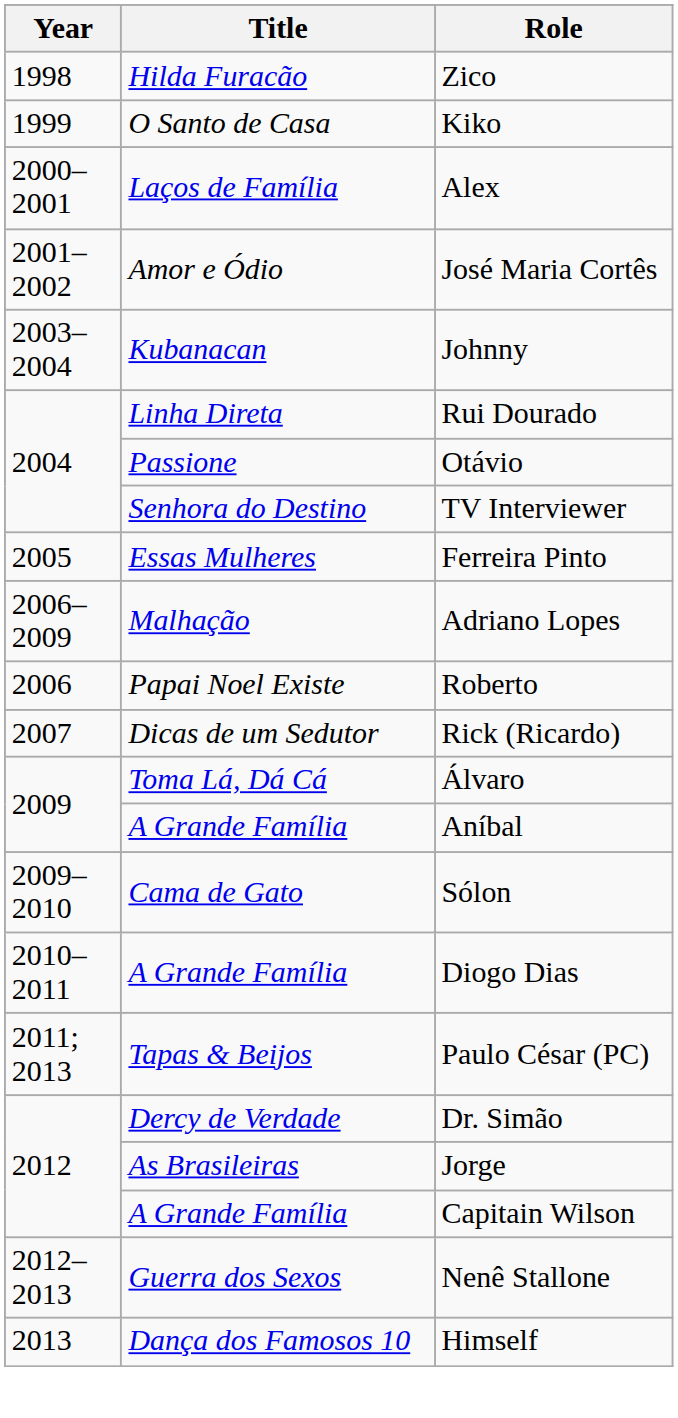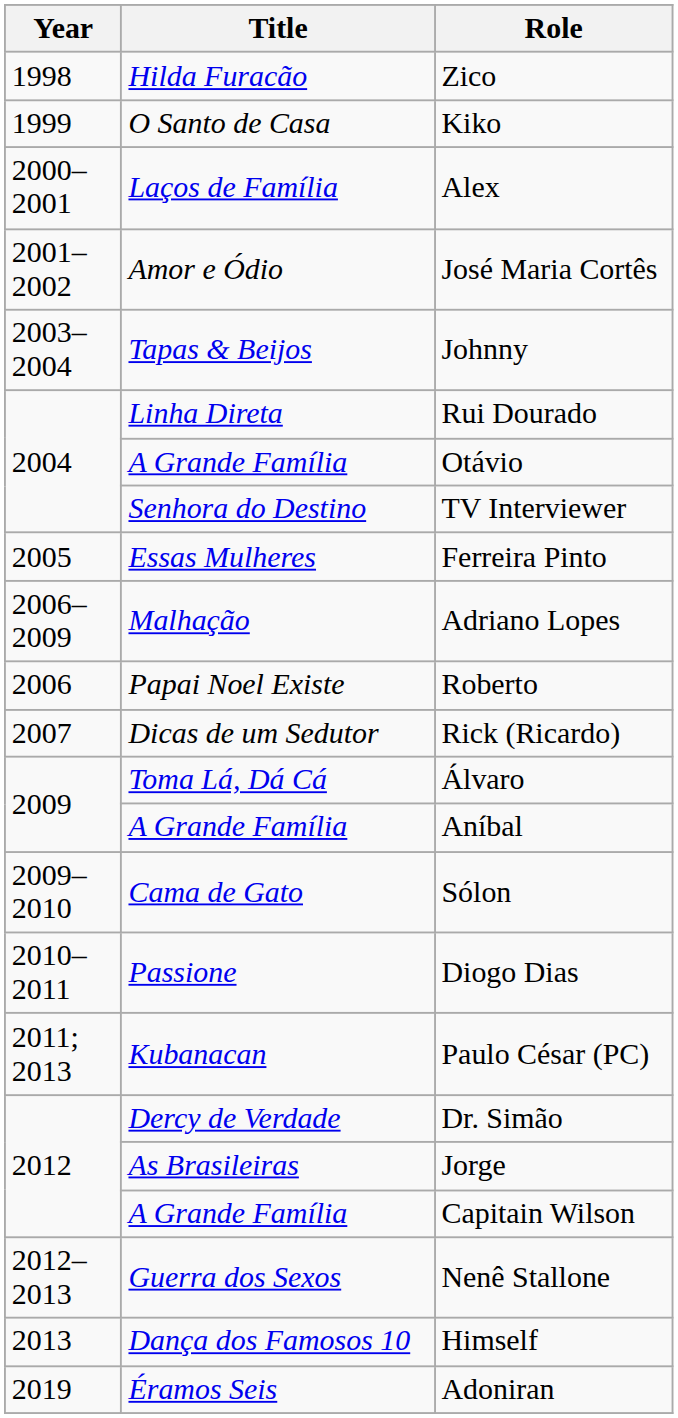(197, 349) Kubanacan -> (220, 349) Tapas & Beijos
(182, 461) Passione -> (238, 461) A Grande Família
(238, 972) A Grande Família -> (182, 972) Passione
(220, 1053) Tapas & Beijos -> (197, 1053) Kubanacan
+ row: (498, 1388)
